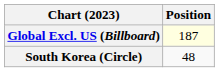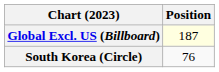(188, 56) 48 -> (188, 56) 76
